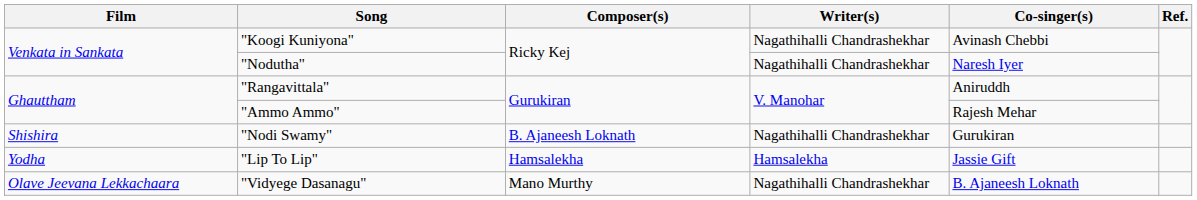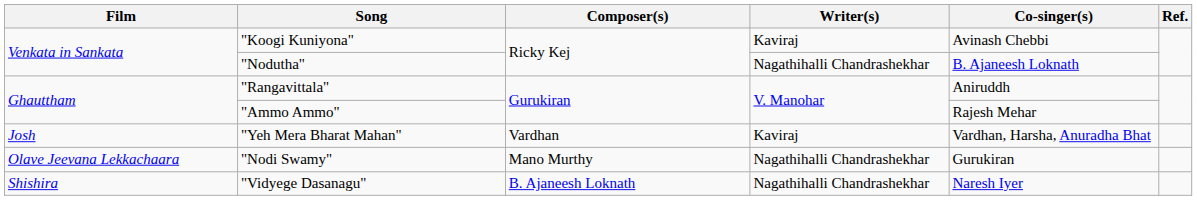(841, 40) Nagathihalli Chandrashekhar -> (776, 40) Kaviraj
(988, 64) Naresh Iyer -> (1016, 64) B. Ajaneesh Loknath
+ row: (321, 135)
(33, 135) Shishira -> (94, 159) Olave Jeevana Lekkachaara
(572, 135) B. Ajaneesh Loknath -> (551, 159) Mano Murthy
- row: (279, 159)
(94, 183) Olave Jeevana Lekkachaara -> (33, 183) Shishira
(551, 183) Mano Murthy -> (572, 183) B. Ajaneesh Loknath
(1016, 183) B. Ajaneesh Loknath -> (988, 183) Naresh Iyer
